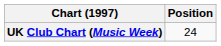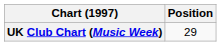(190, 31) 24 -> (190, 31) 29
